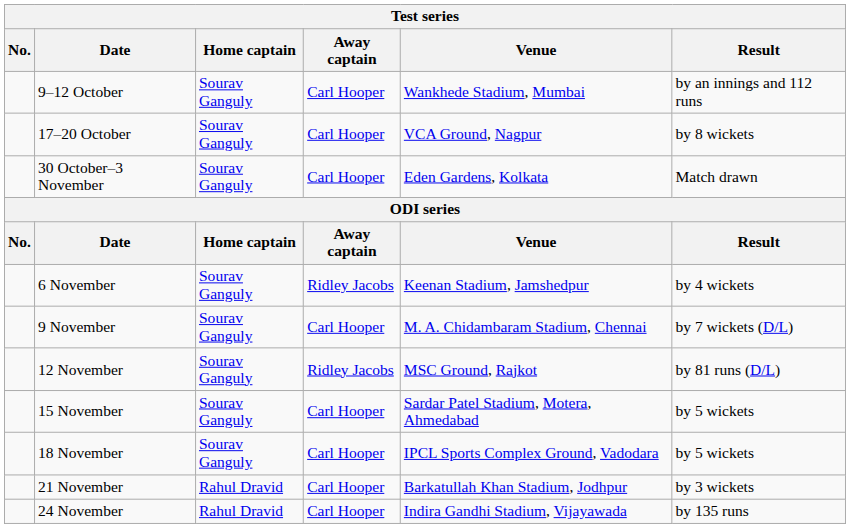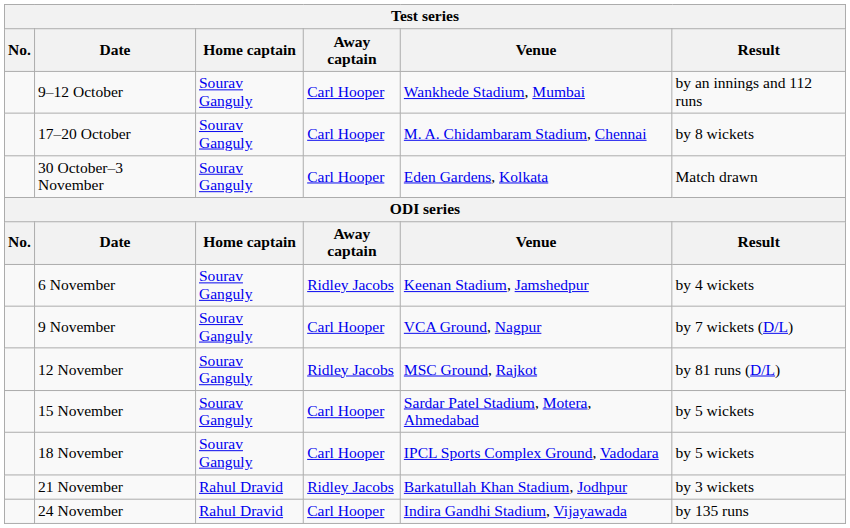(473, 134) VCA Ground, Nagpur -> (525, 134) M. A. Chidambaram Stadium, Chennai
(525, 327) M. A. Chidambaram Stadium, Chennai -> (473, 327) VCA Ground, Nagpur
(346, 486) Carl Hooper -> (350, 486) Ridley Jacobs
